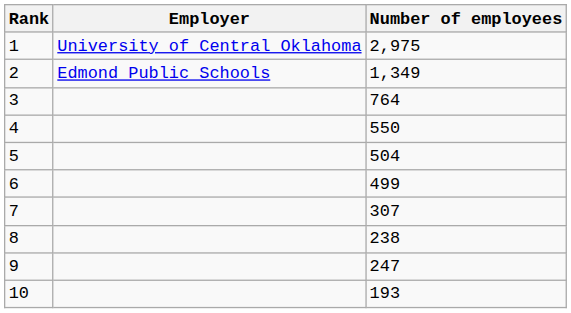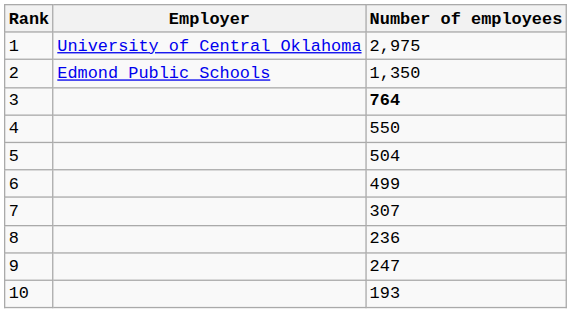(395, 74) 1,349 -> (395, 74) 1,350
(385, 101) normal -> (385, 101) bold
(385, 239) 238 -> (385, 239) 236
